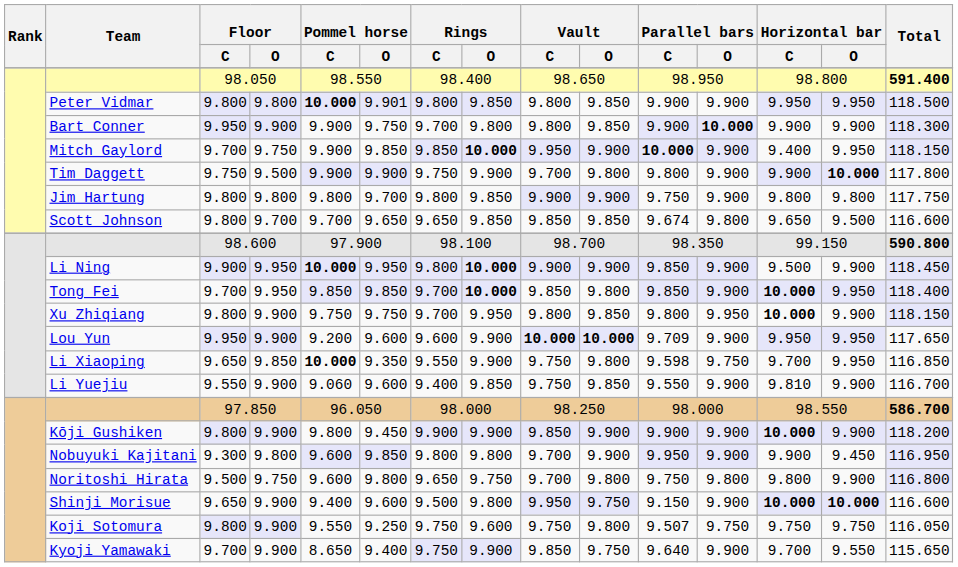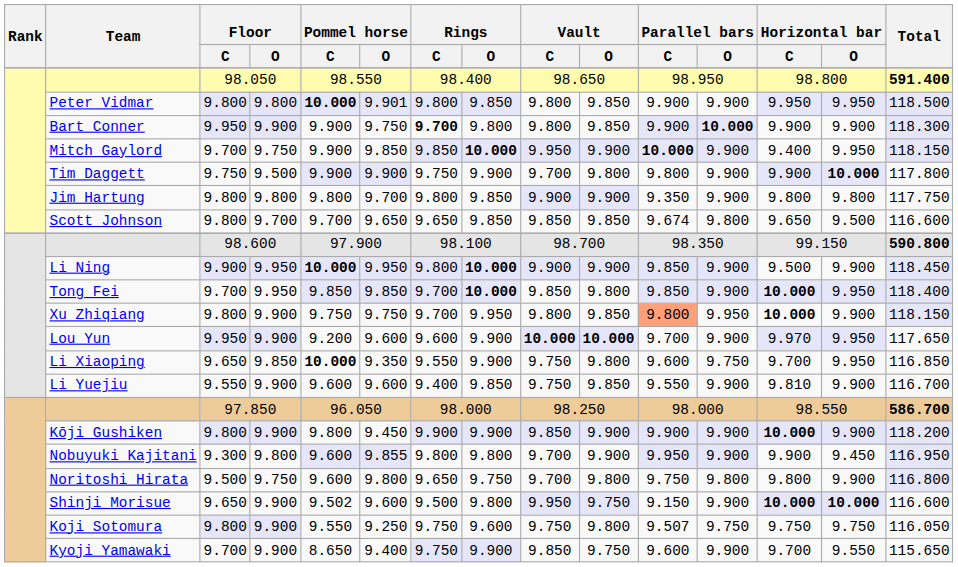(436, 127) normal -> (436, 127) bold
(668, 198) 9.750 -> (668, 198) 9.350
(668, 315) no background -> (668, 315) lightsalmon background
(668, 339) 9.709 -> (668, 339) 9.700
(789, 339) 9.950 -> (789, 339) 9.970
(668, 362) 9.598 -> (668, 362) 9.600
(330, 386) 9.060 -> (330, 386) 9.600
(386, 456) 9.850 -> (386, 456) 9.855
(330, 503) 9.400 -> (330, 503) 9.502
(668, 550) 9.640 -> (668, 550) 9.600
